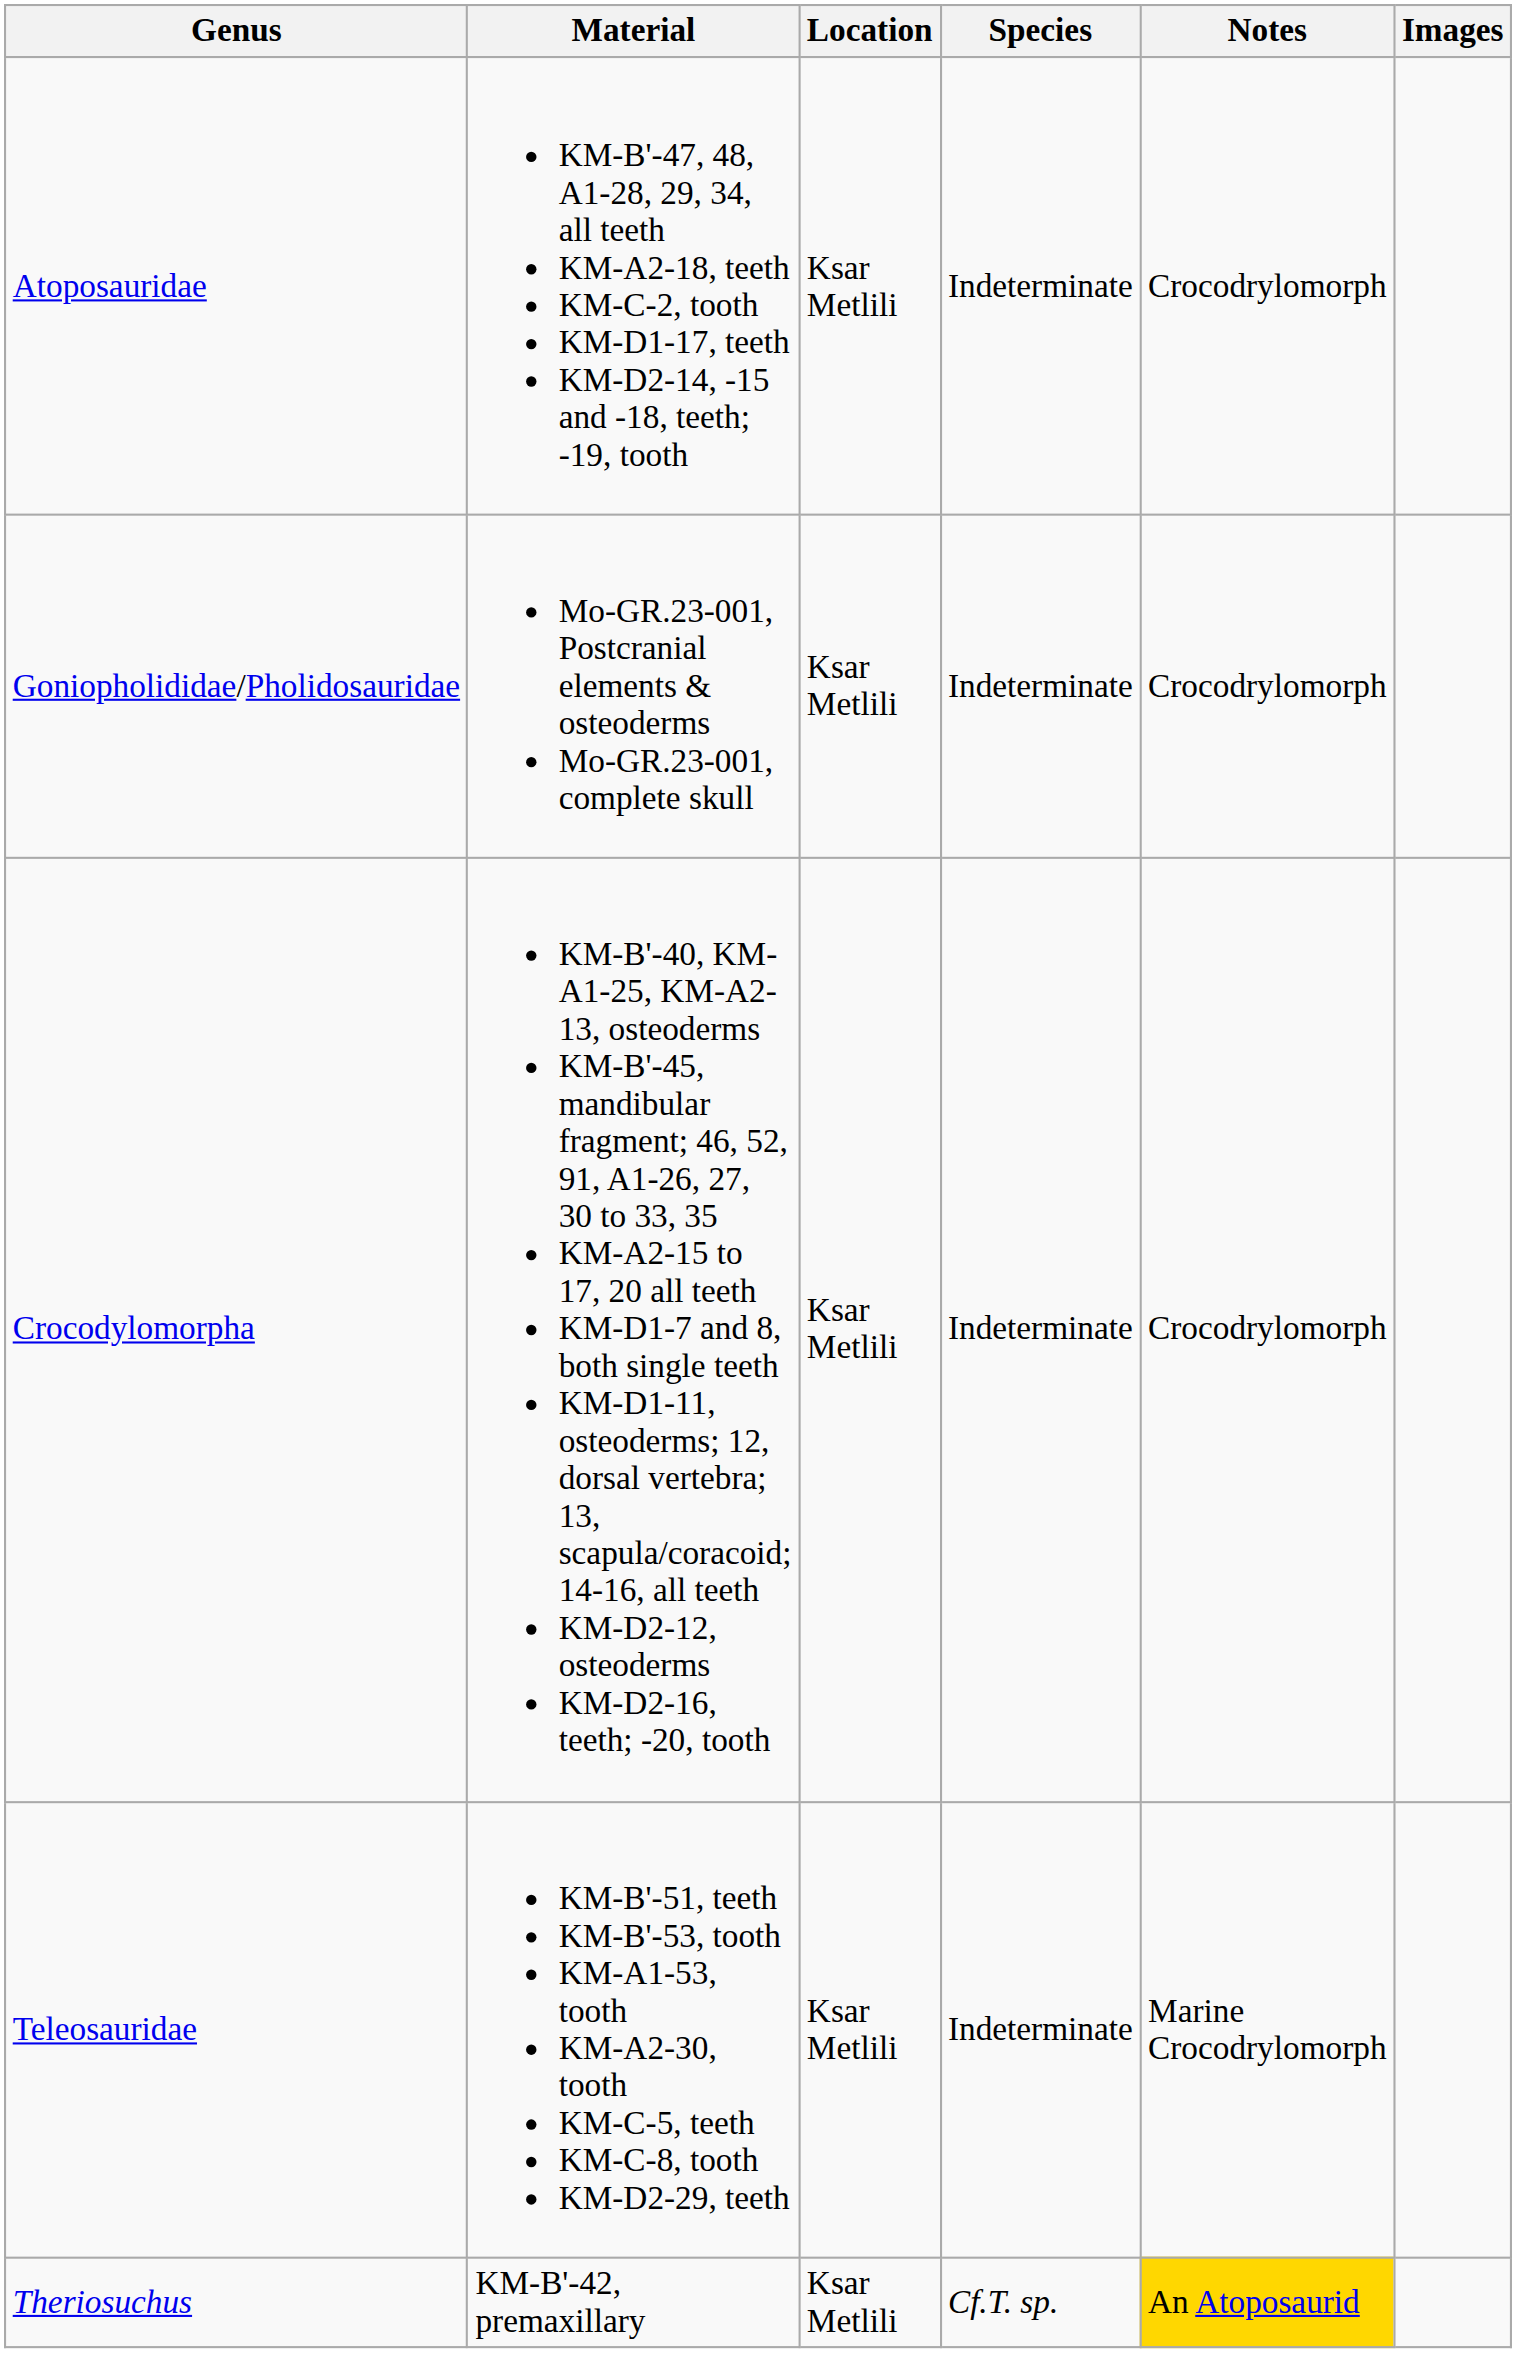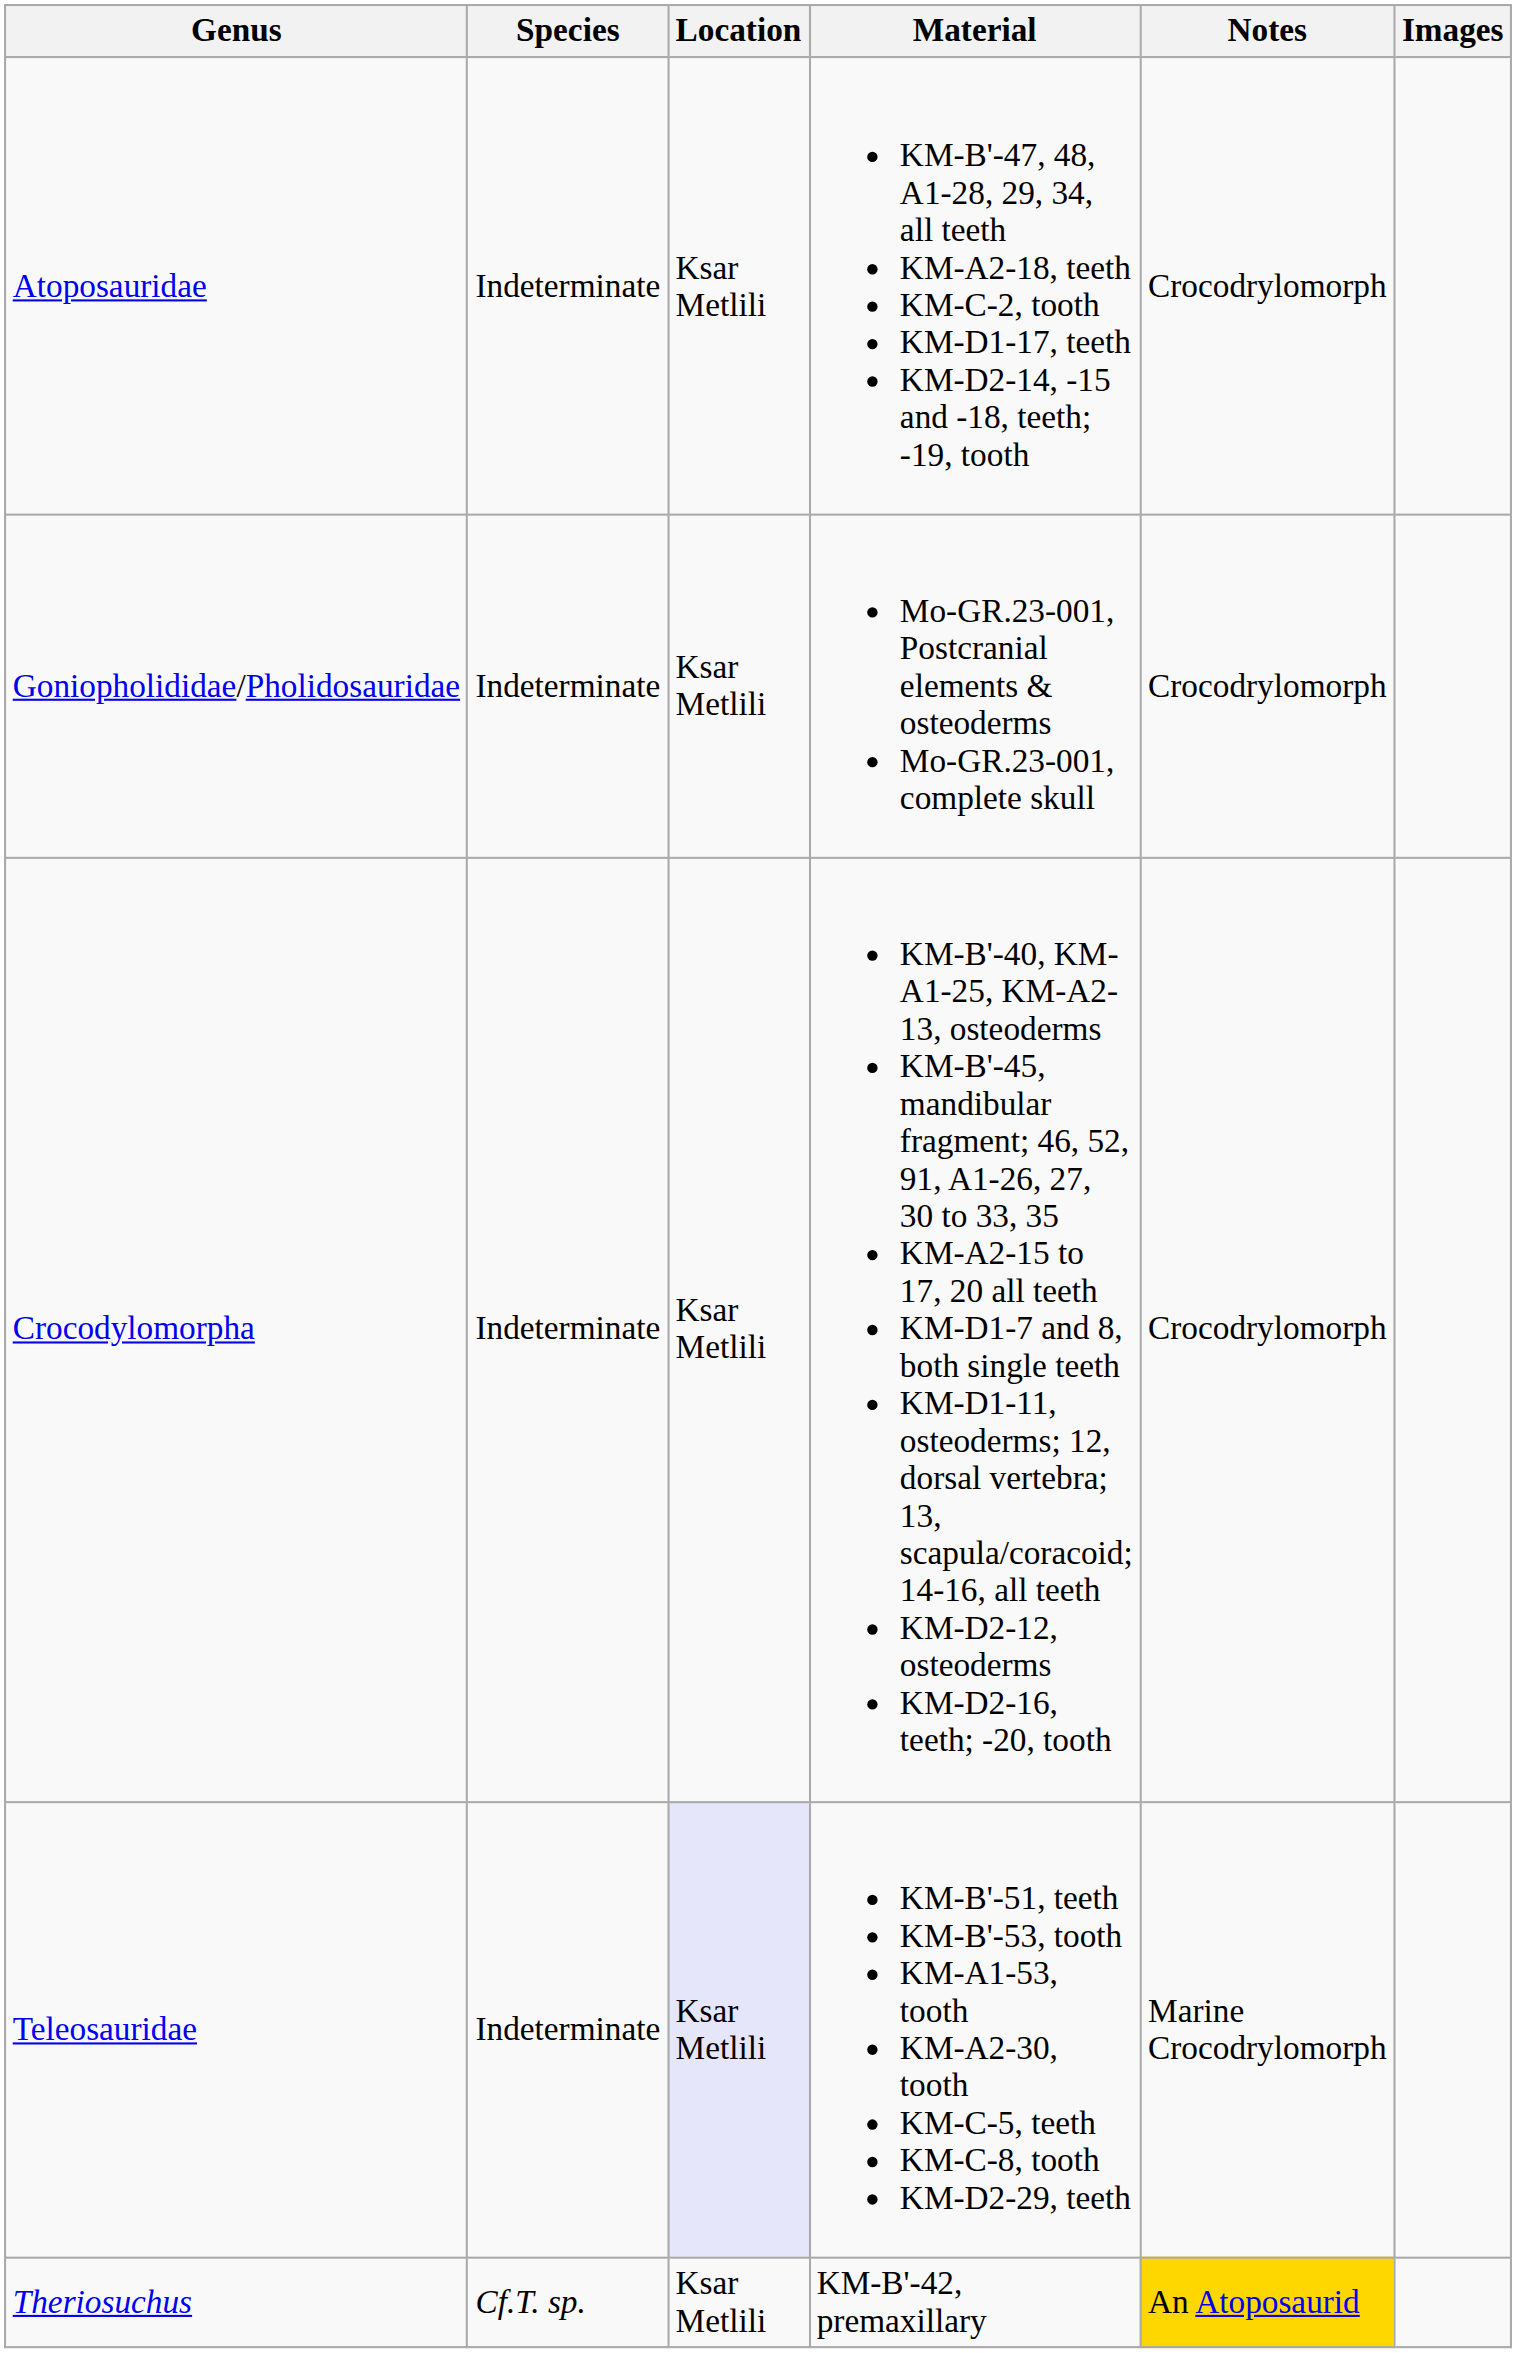columns swapped: (1040, 30) <-> (633, 30)
(852, 2028) no background -> (721, 2028) lavender background
